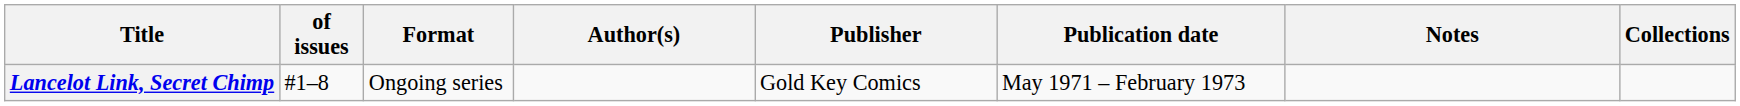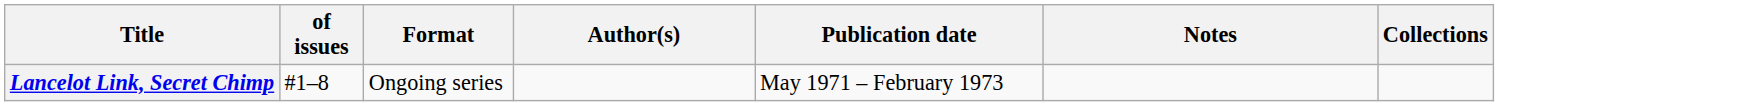- column: (876, 34)
